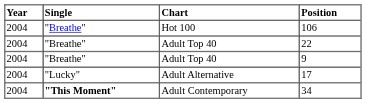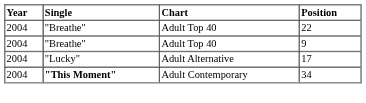- row: (309, 28)
